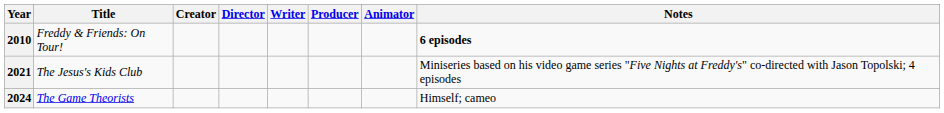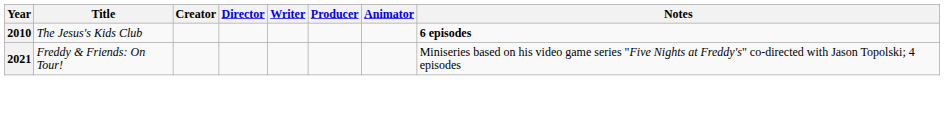(91, 39) Freddy & Friends: On Tour! -> (89, 33) The Jesus's Kids Club
(89, 72) The Jesus's Kids Club -> (91, 58) Freddy & Friends: On Tour!
- row: (19, 98)
